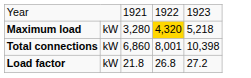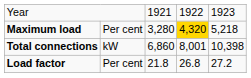(110, 30) kW -> (123, 30) Per cent
(110, 64) kW -> (123, 64) Per cent
